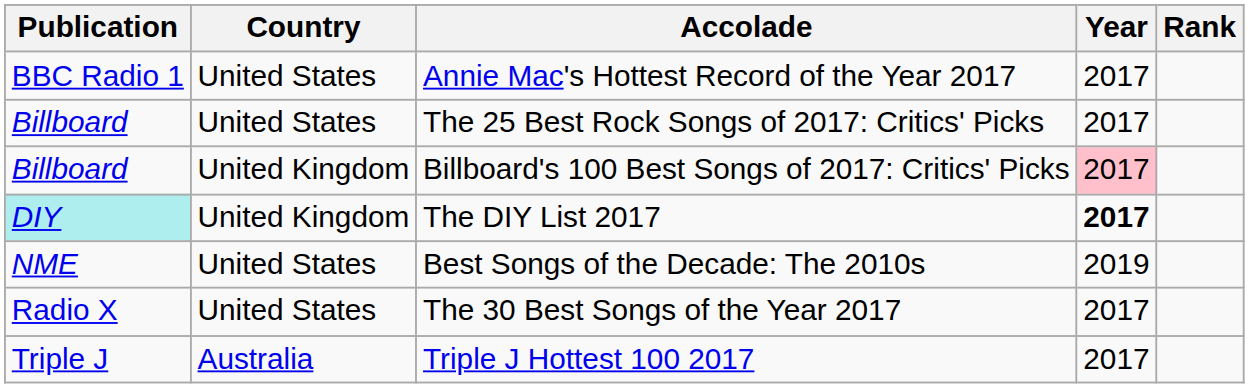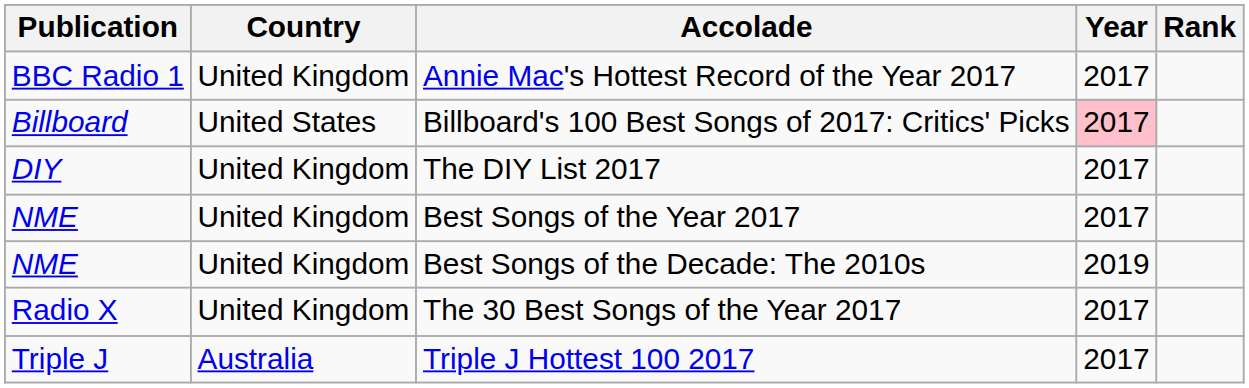(287, 75) United States -> (303, 75) United Kingdom
- row: (734, 122)
(303, 169) United Kingdom -> (287, 122) United States
(37, 216) paleturquoise background -> (37, 169) no background
(1116, 216) bold -> (1116, 169) normal
+ row: (612, 216)
(287, 264) United States -> (303, 264) United Kingdom
(287, 311) United States -> (303, 311) United Kingdom
